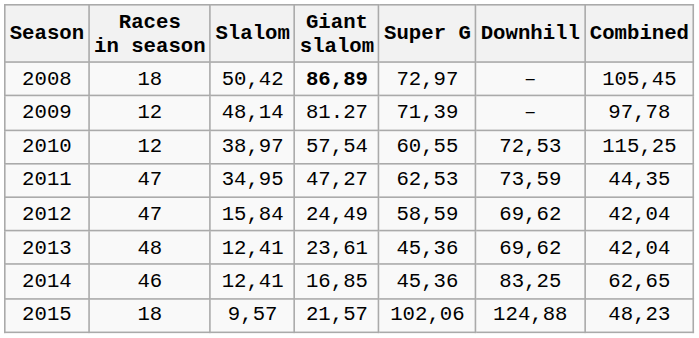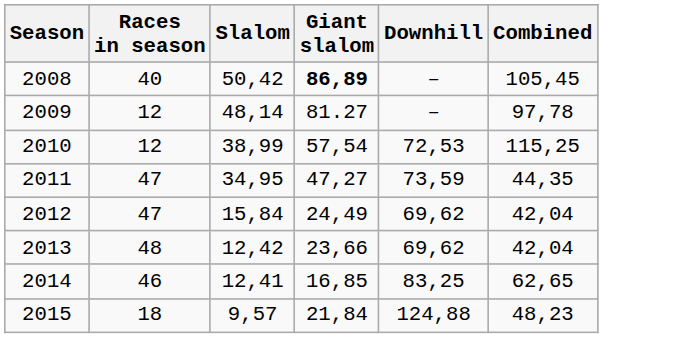- column: (427, 34)
(150, 79) 18 -> (150, 79) 40
(253, 147) 38,97 -> (253, 147) 38,99
(253, 248) 12,41 -> (253, 248) 12,42
(337, 248) 23,61 -> (337, 248) 23,66
(337, 315) 21,57 -> (337, 315) 21,84
